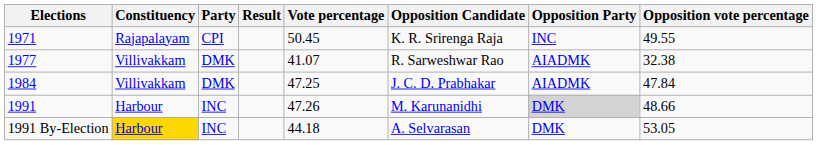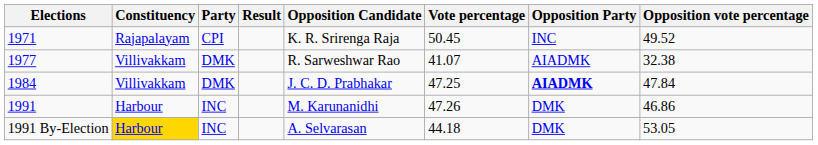columns swapped: (336, 15) <-> (458, 15)
(659, 38) 49.55 -> (659, 38) 49.52
(561, 83) normal -> (562, 83) bold
(548, 106) lightgrey background -> (548, 106) no background
(659, 106) 48.66 -> (659, 106) 46.86
